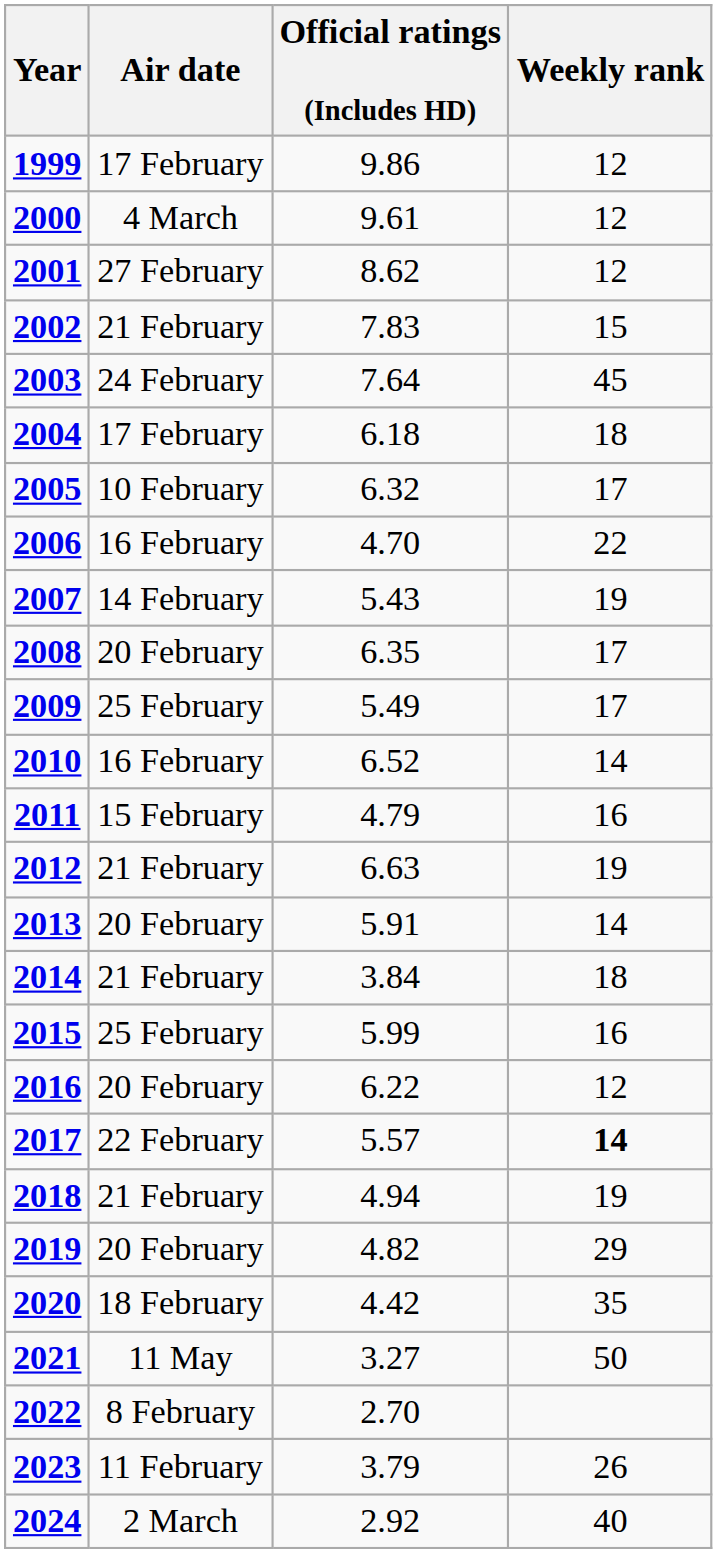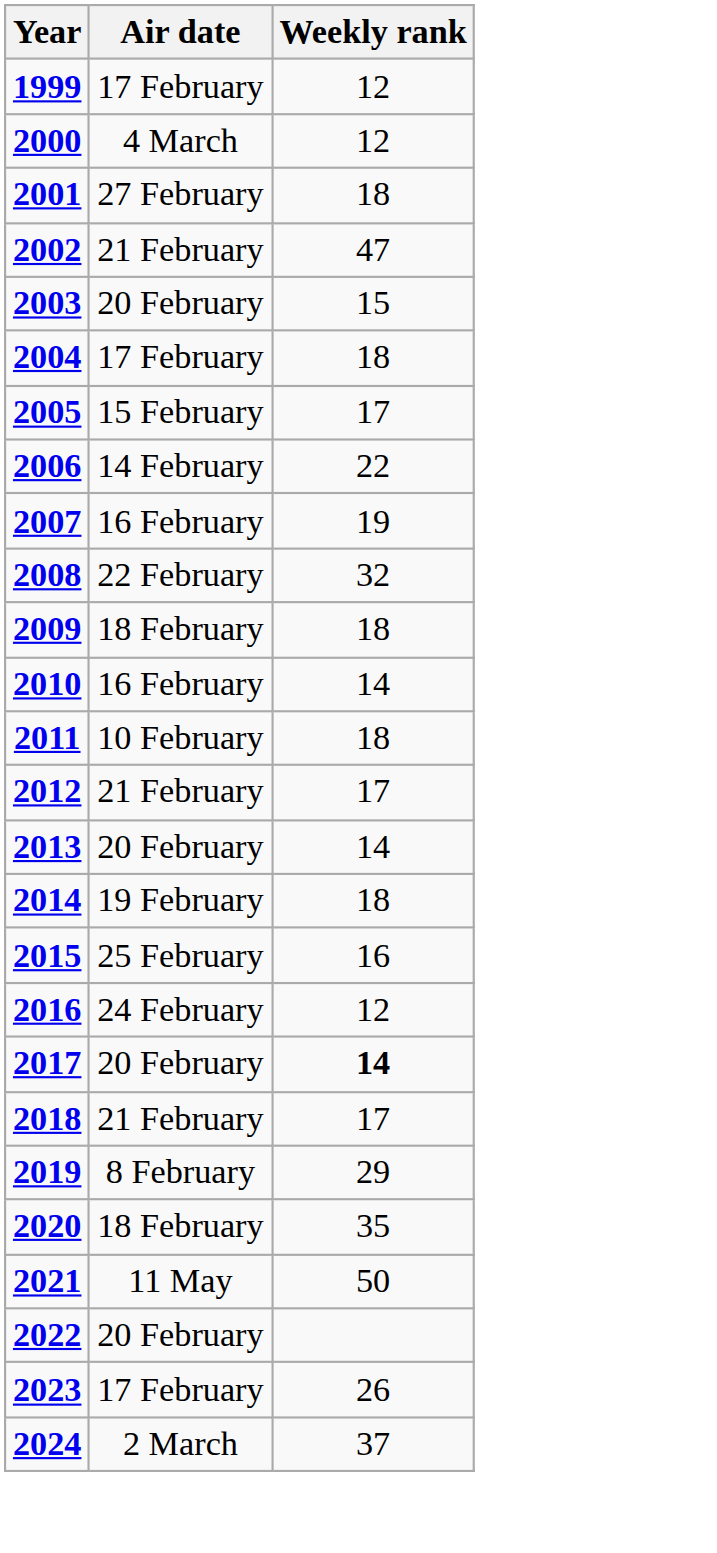- column: (390, 70)
(610, 271) 12 -> (373, 194) 18
(610, 325) 15 -> (373, 248) 47
(180, 380) 24 February -> (180, 303) 20 February
(610, 380) 45 -> (373, 303) 15
(180, 488) 10 February -> (180, 411) 15 February
(180, 543) 16 February -> (180, 466) 14 February
(180, 597) 14 February -> (180, 520) 16 February
(180, 651) 20 February -> (180, 574) 22 February
(610, 651) 17 -> (373, 574) 32
(180, 706) 25 February -> (180, 628) 18 February
(610, 706) 17 -> (373, 628) 18
(180, 814) 15 February -> (180, 737) 10 February
(610, 814) 16 -> (373, 737) 18
(610, 868) 19 -> (373, 791) 17
(180, 977) 21 February -> (180, 900) 19 February
(180, 1086) 20 February -> (180, 1009) 24 February
(180, 1140) 22 February -> (180, 1063) 20 February
(610, 1194) 19 -> (373, 1117) 17
(180, 1249) 20 February -> (180, 1172) 8 February
(180, 1411) 8 February -> (180, 1334) 20 February
(180, 1466) 11 February -> (180, 1389) 17 February
(610, 1520) 40 -> (373, 1443) 37
